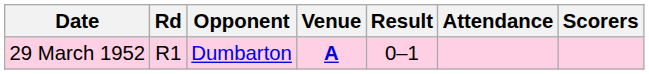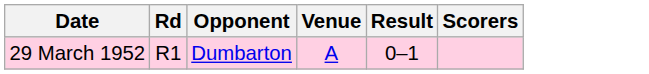- column: (498, 21)
(331, 53) bold -> (331, 53) normal
